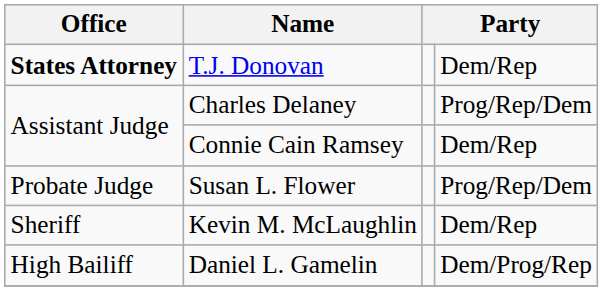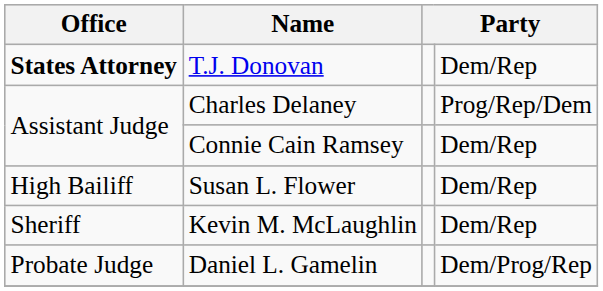(82, 184) Probate Judge -> (72, 184) High Bailiff
(516, 184) Prog/Rep/Dem -> (489, 184) Dem/Rep
(72, 265) High Bailiff -> (82, 265) Probate Judge
